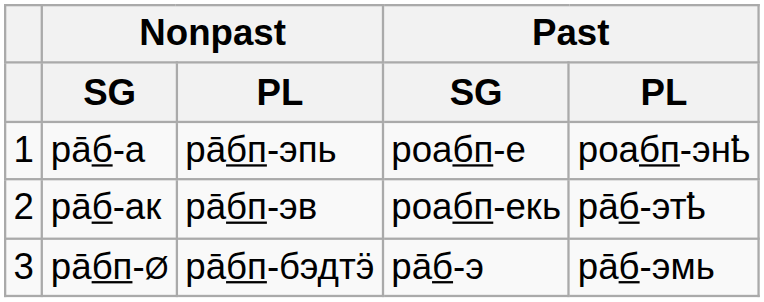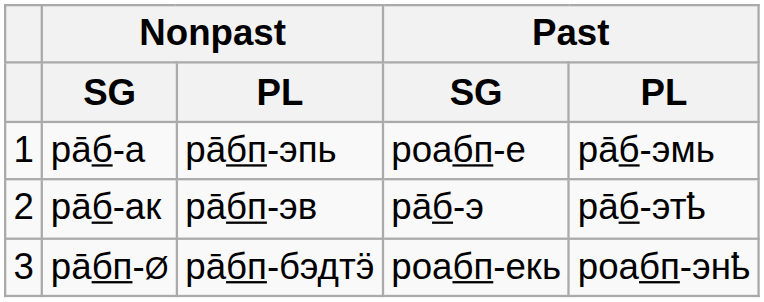(664, 149) роабп-энҍ -> (646, 149) рāб-эмь
(476, 207) роабп-екь -> (438, 207) рāб-э
(438, 265) рāб-э -> (476, 265) роабп-екь
(646, 265) рāб-эмь -> (664, 265) роабп-энҍ
